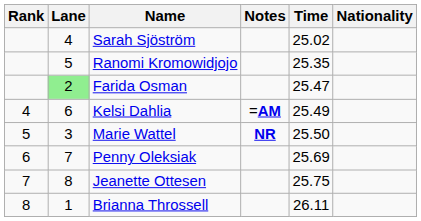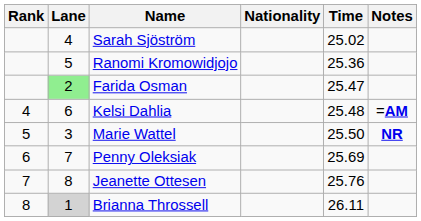columns swapped: (375, 16) <-> (265, 16)
(311, 63) 25.35 -> (346, 63) 25.36
(311, 110) 25.49 -> (346, 110) 25.48
(311, 181) 25.75 -> (346, 181) 25.76
(69, 205) no background -> (69, 205) lightgrey background
